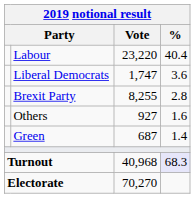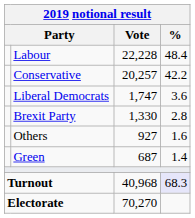(140, 55) 23,220 -> (140, 55) 22,228
(176, 55) 40.4 -> (176, 55) 48.4
+ row: (47, 75)
(143, 95) 8,255 -> (143, 116) 1,330
